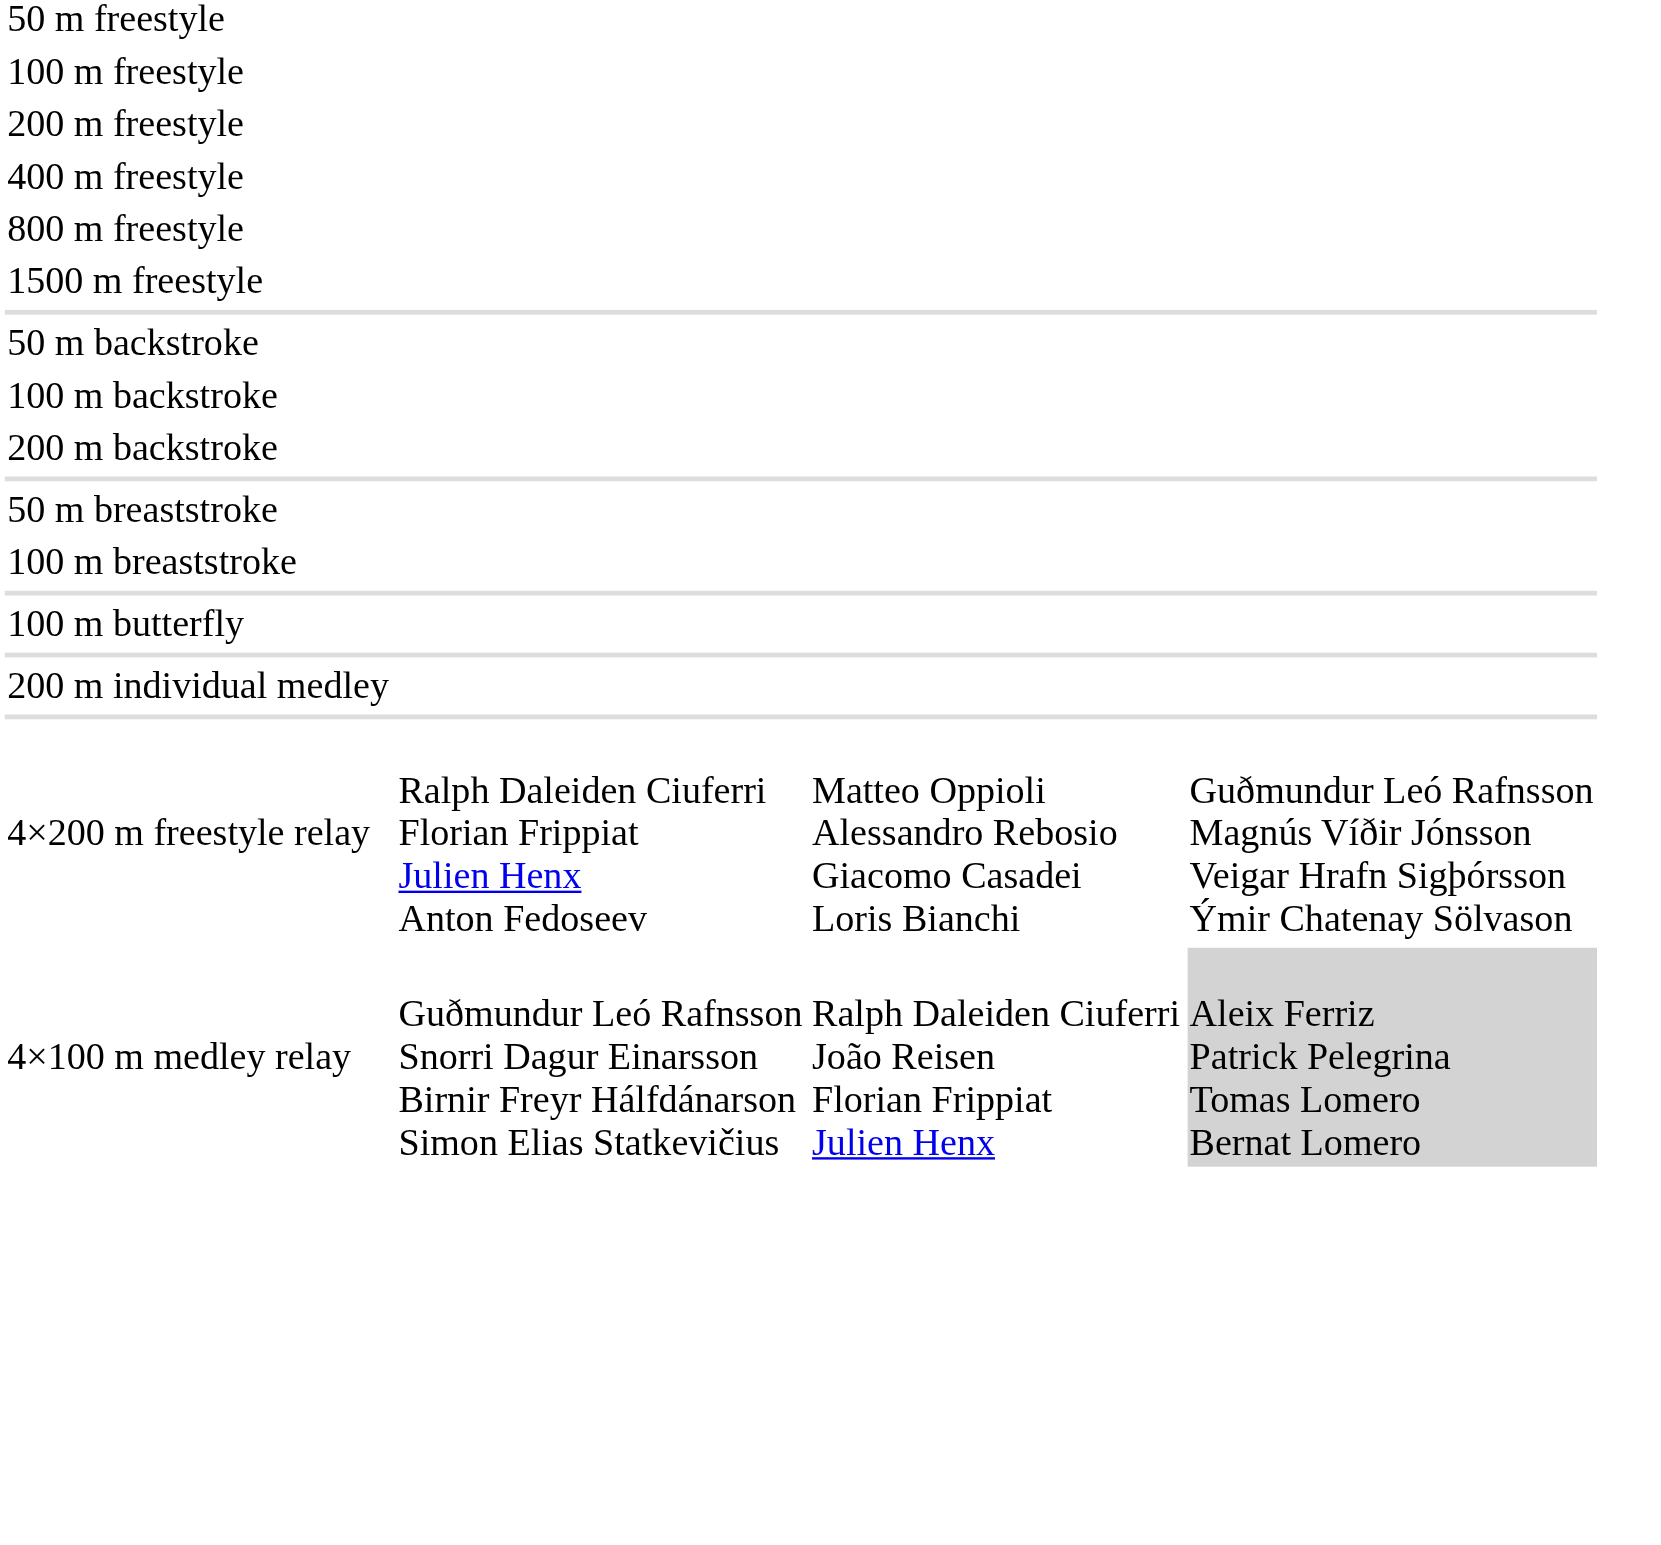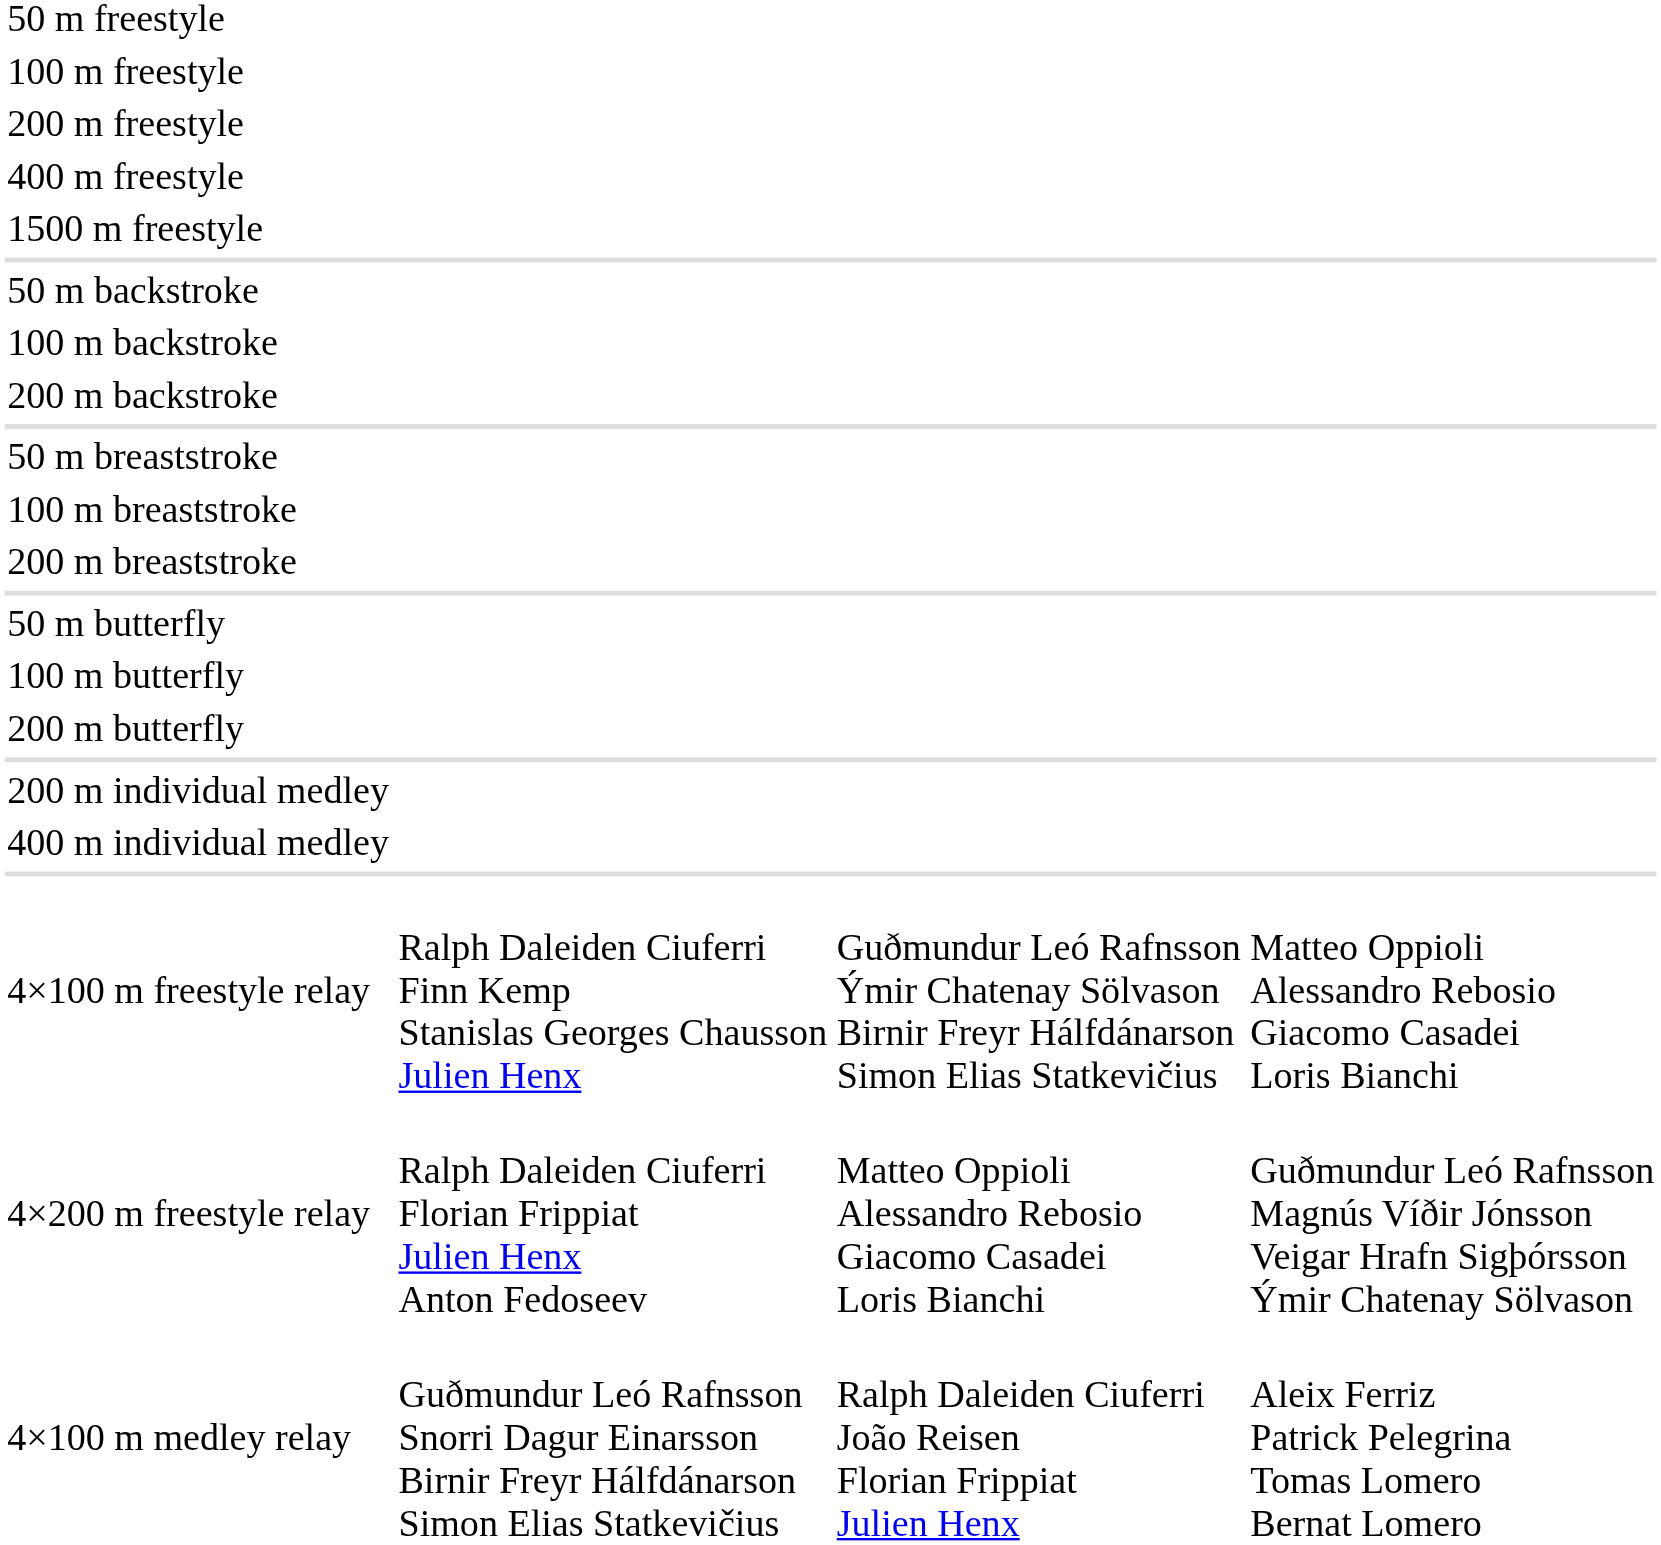- row: (126, 228)
+ row: (152, 561)
+ row: (116, 623)
+ row: (126, 728)
+ row: (198, 842)
+ row: (189, 989)
(1320, 1077) lightgrey background -> (1381, 1458) no background
